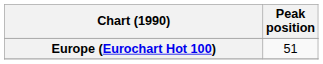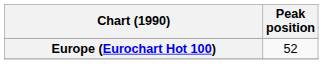(291, 48) 51 -> (291, 48) 52
